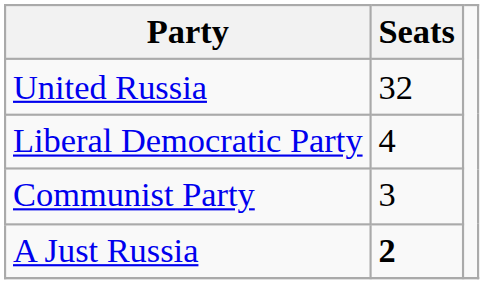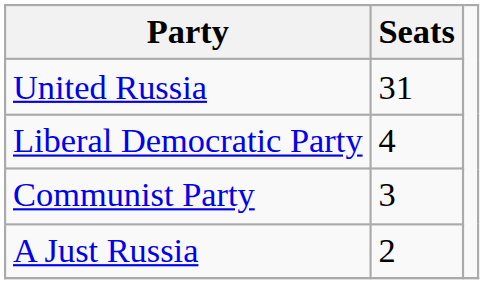(396, 86) 32 -> (396, 86) 31
(387, 250) bold -> (387, 250) normal
